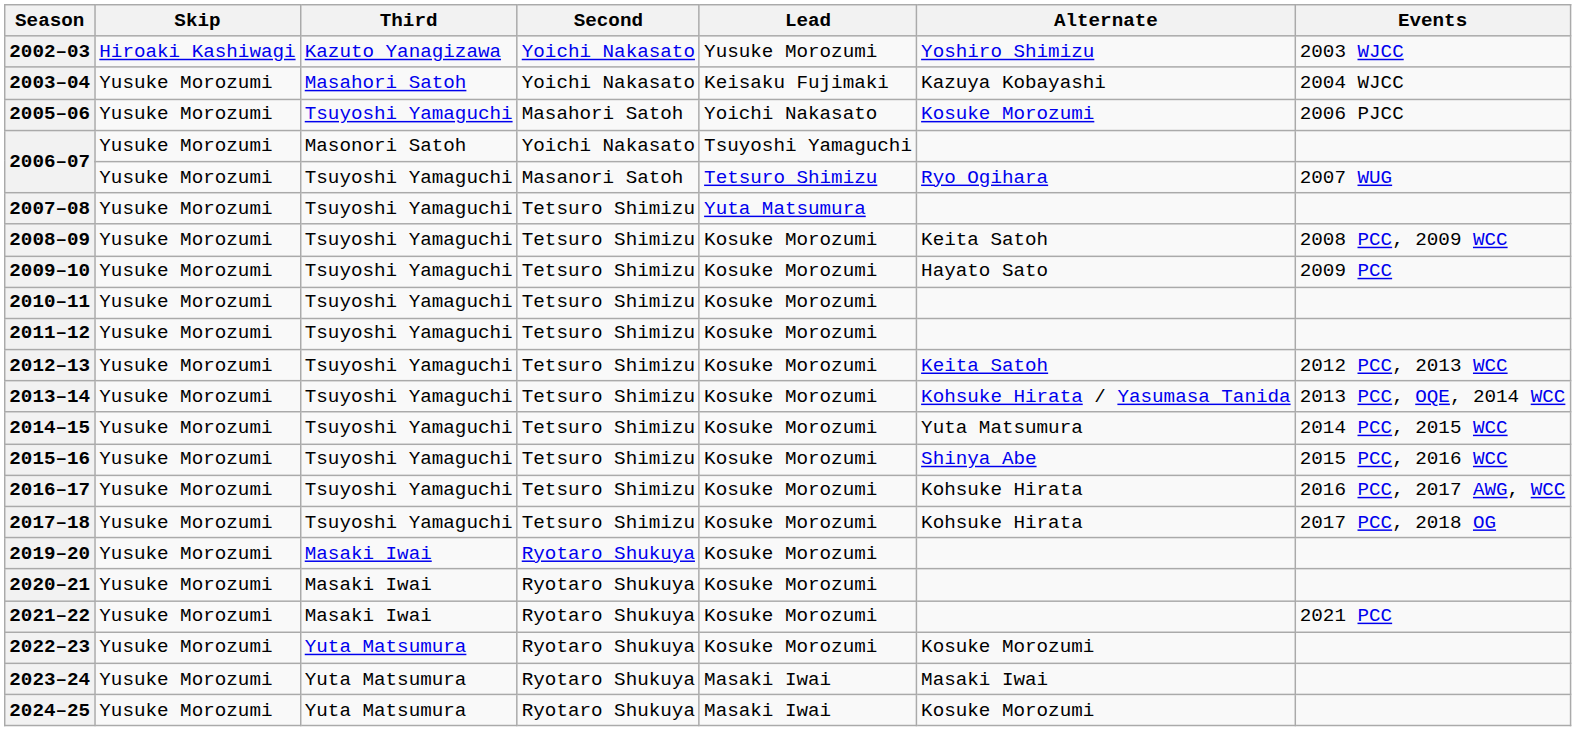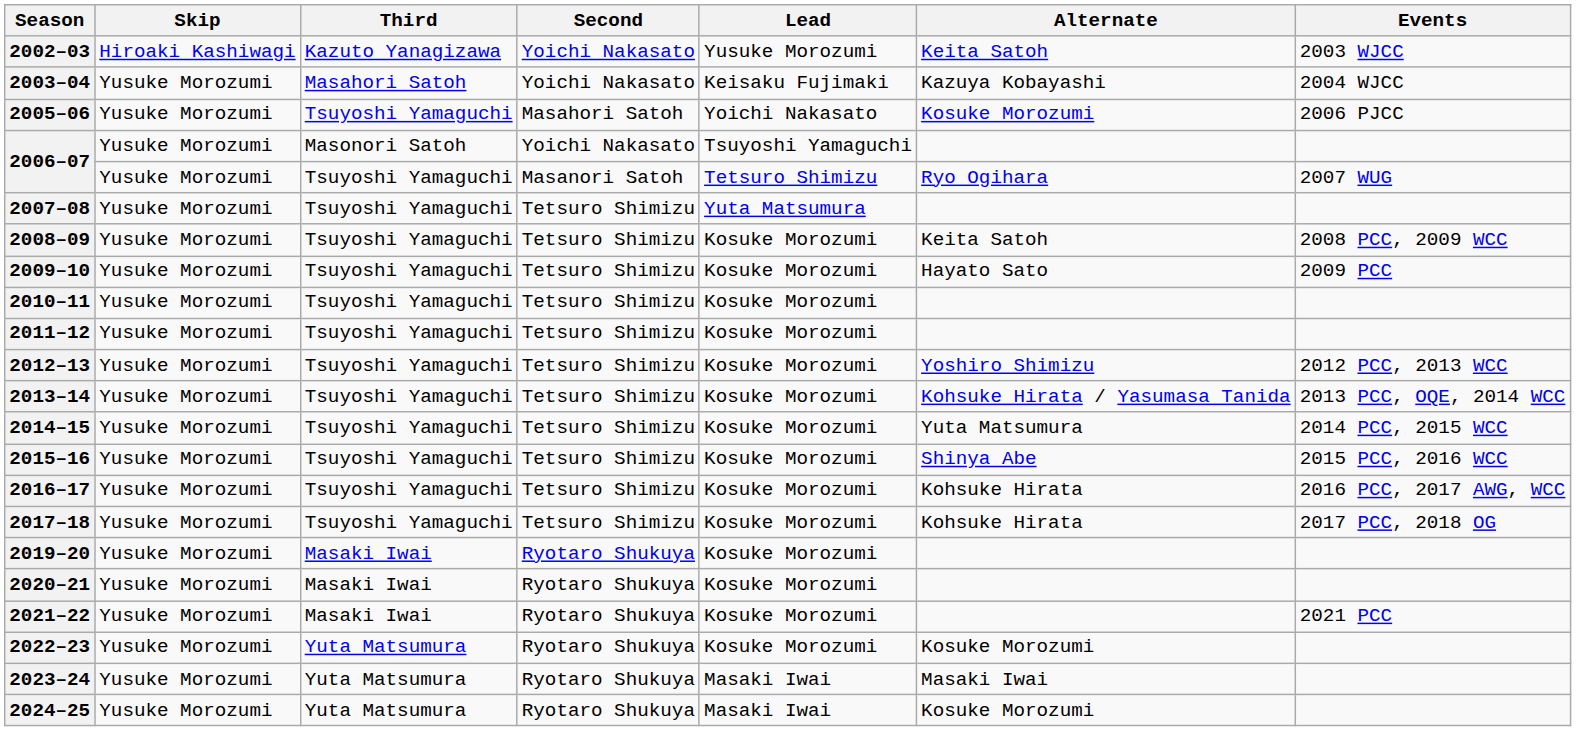(1008, 52) Yoshiro Shimizu -> (985, 52) Keita Satoh
(985, 365) Keita Satoh -> (1008, 365) Yoshiro Shimizu
